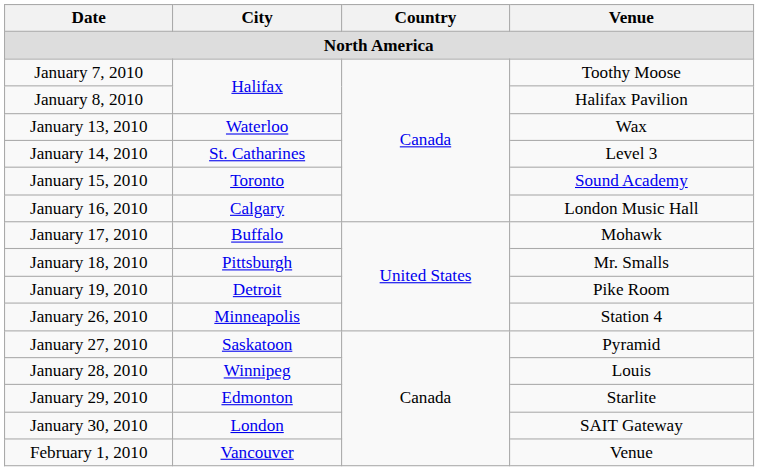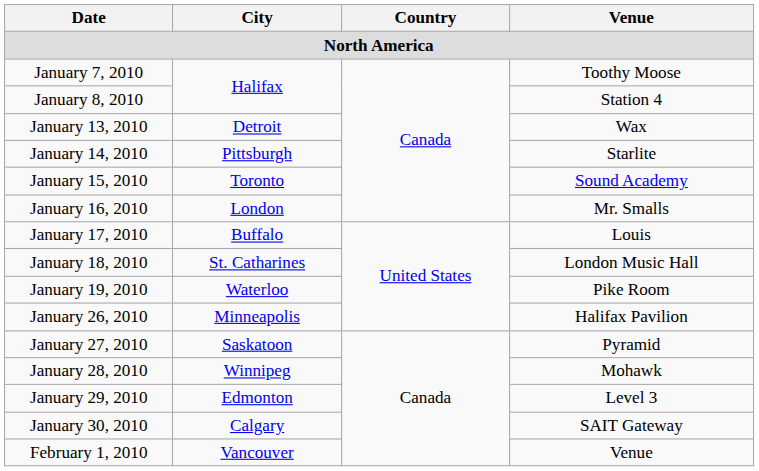(631, 99) Halifax Pavilion -> (631, 99) Station 4
(257, 126) Waterloo -> (257, 126) Detroit
(257, 153) St. Catharines -> (257, 153) Pittsburgh
(631, 153) Level 3 -> (631, 153) Starlite
(257, 208) Calgary -> (257, 208) London
(631, 208) London Music Hall -> (631, 208) Mr. Smalls
(631, 235) Mohawk -> (631, 235) Louis
(257, 262) Pittsburgh -> (257, 262) St. Catharines
(631, 262) Mr. Smalls -> (631, 262) London Music Hall
(257, 289) Detroit -> (257, 289) Waterloo
(631, 316) Station 4 -> (631, 316) Halifax Pavilion
(631, 371) Louis -> (631, 371) Mohawk
(631, 398) Starlite -> (631, 398) Level 3
(257, 425) London -> (257, 425) Calgary
